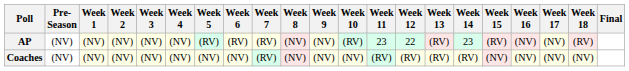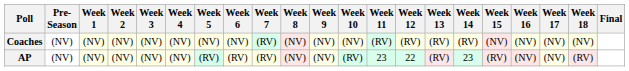rows swapped: (25, 41) <-> (25, 58)
